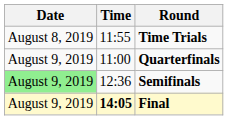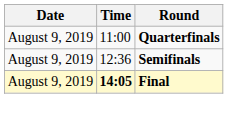- row: (173, 37)
(50, 81) lightgreen background -> (50, 59) no background
